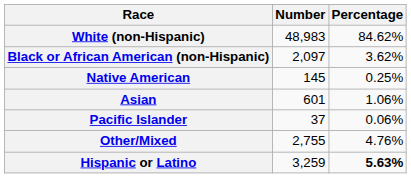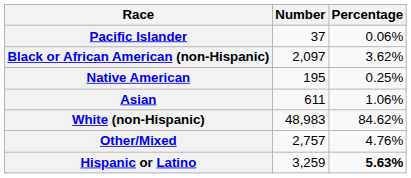rows swapped: (138, 36) <-> (138, 120)
(314, 78) 145 -> (314, 78) 195
(314, 99) 601 -> (315, 99) 611
(309, 141) 2,755 -> (309, 141) 2,757
